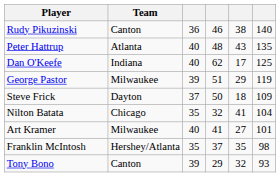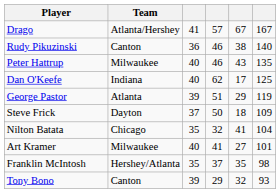+ row: (20, 29)
(126, 46) Atlanta -> (134, 63) Milwaukee
(217, 46) 48 -> (217, 63) 46
(134, 79) Milwaukee -> (126, 96) Atlanta
